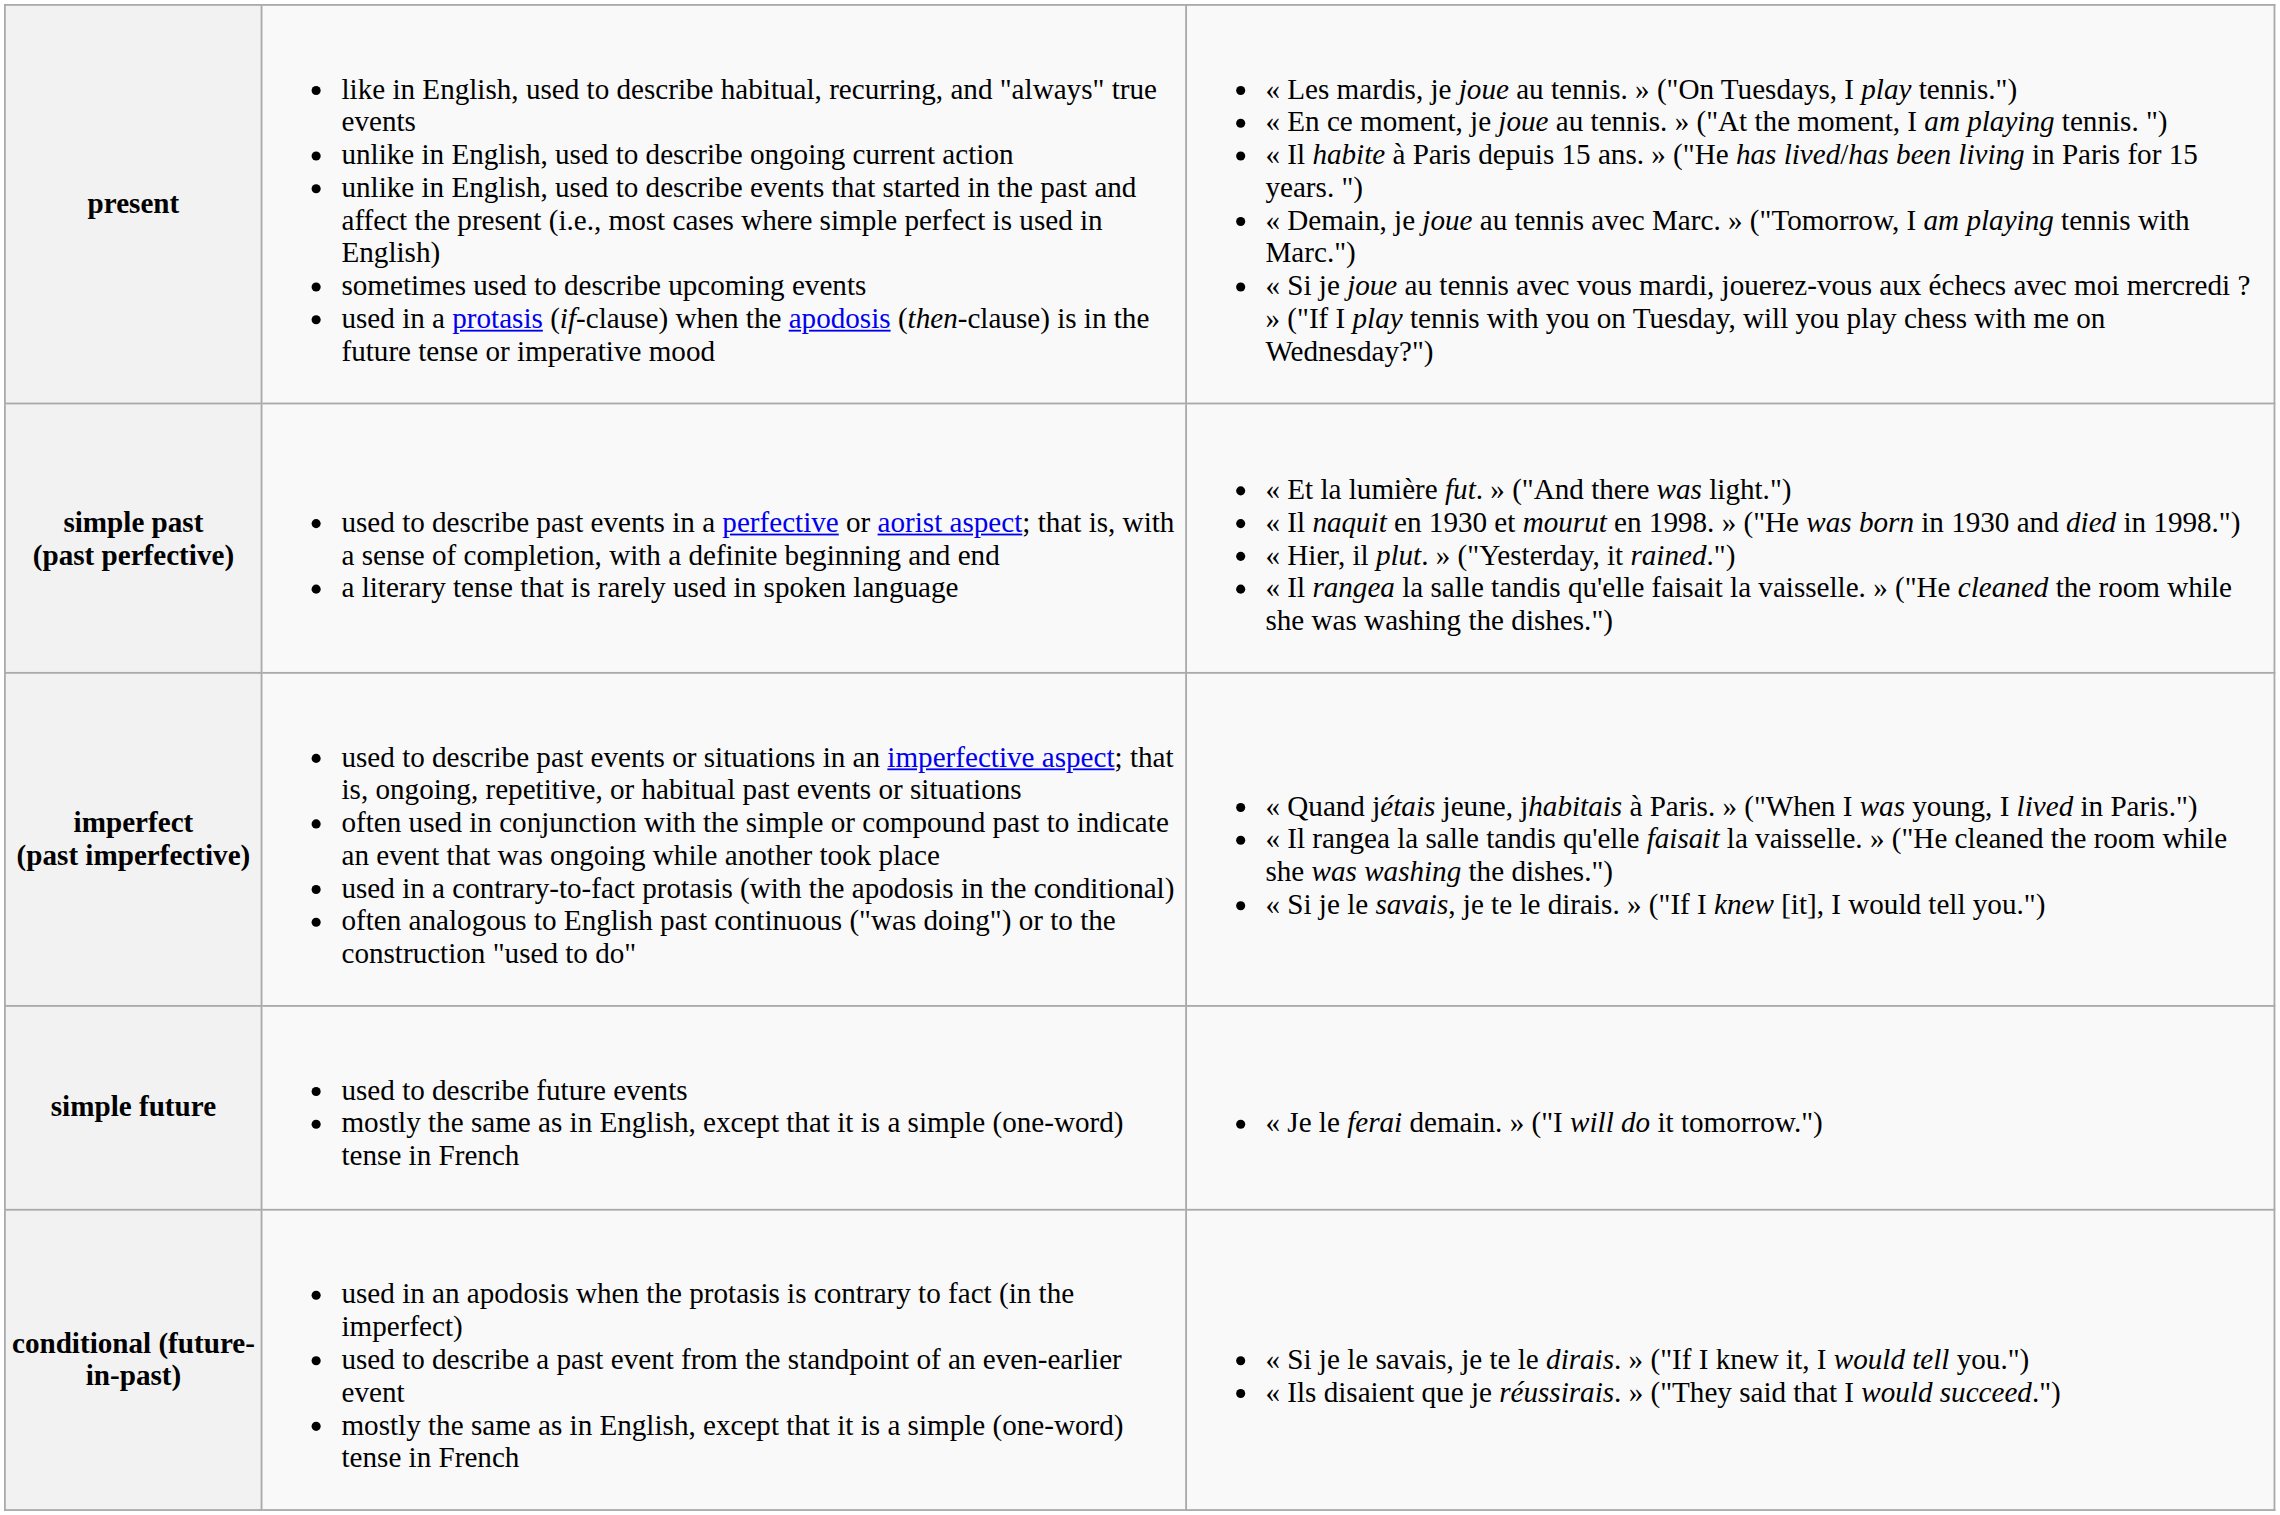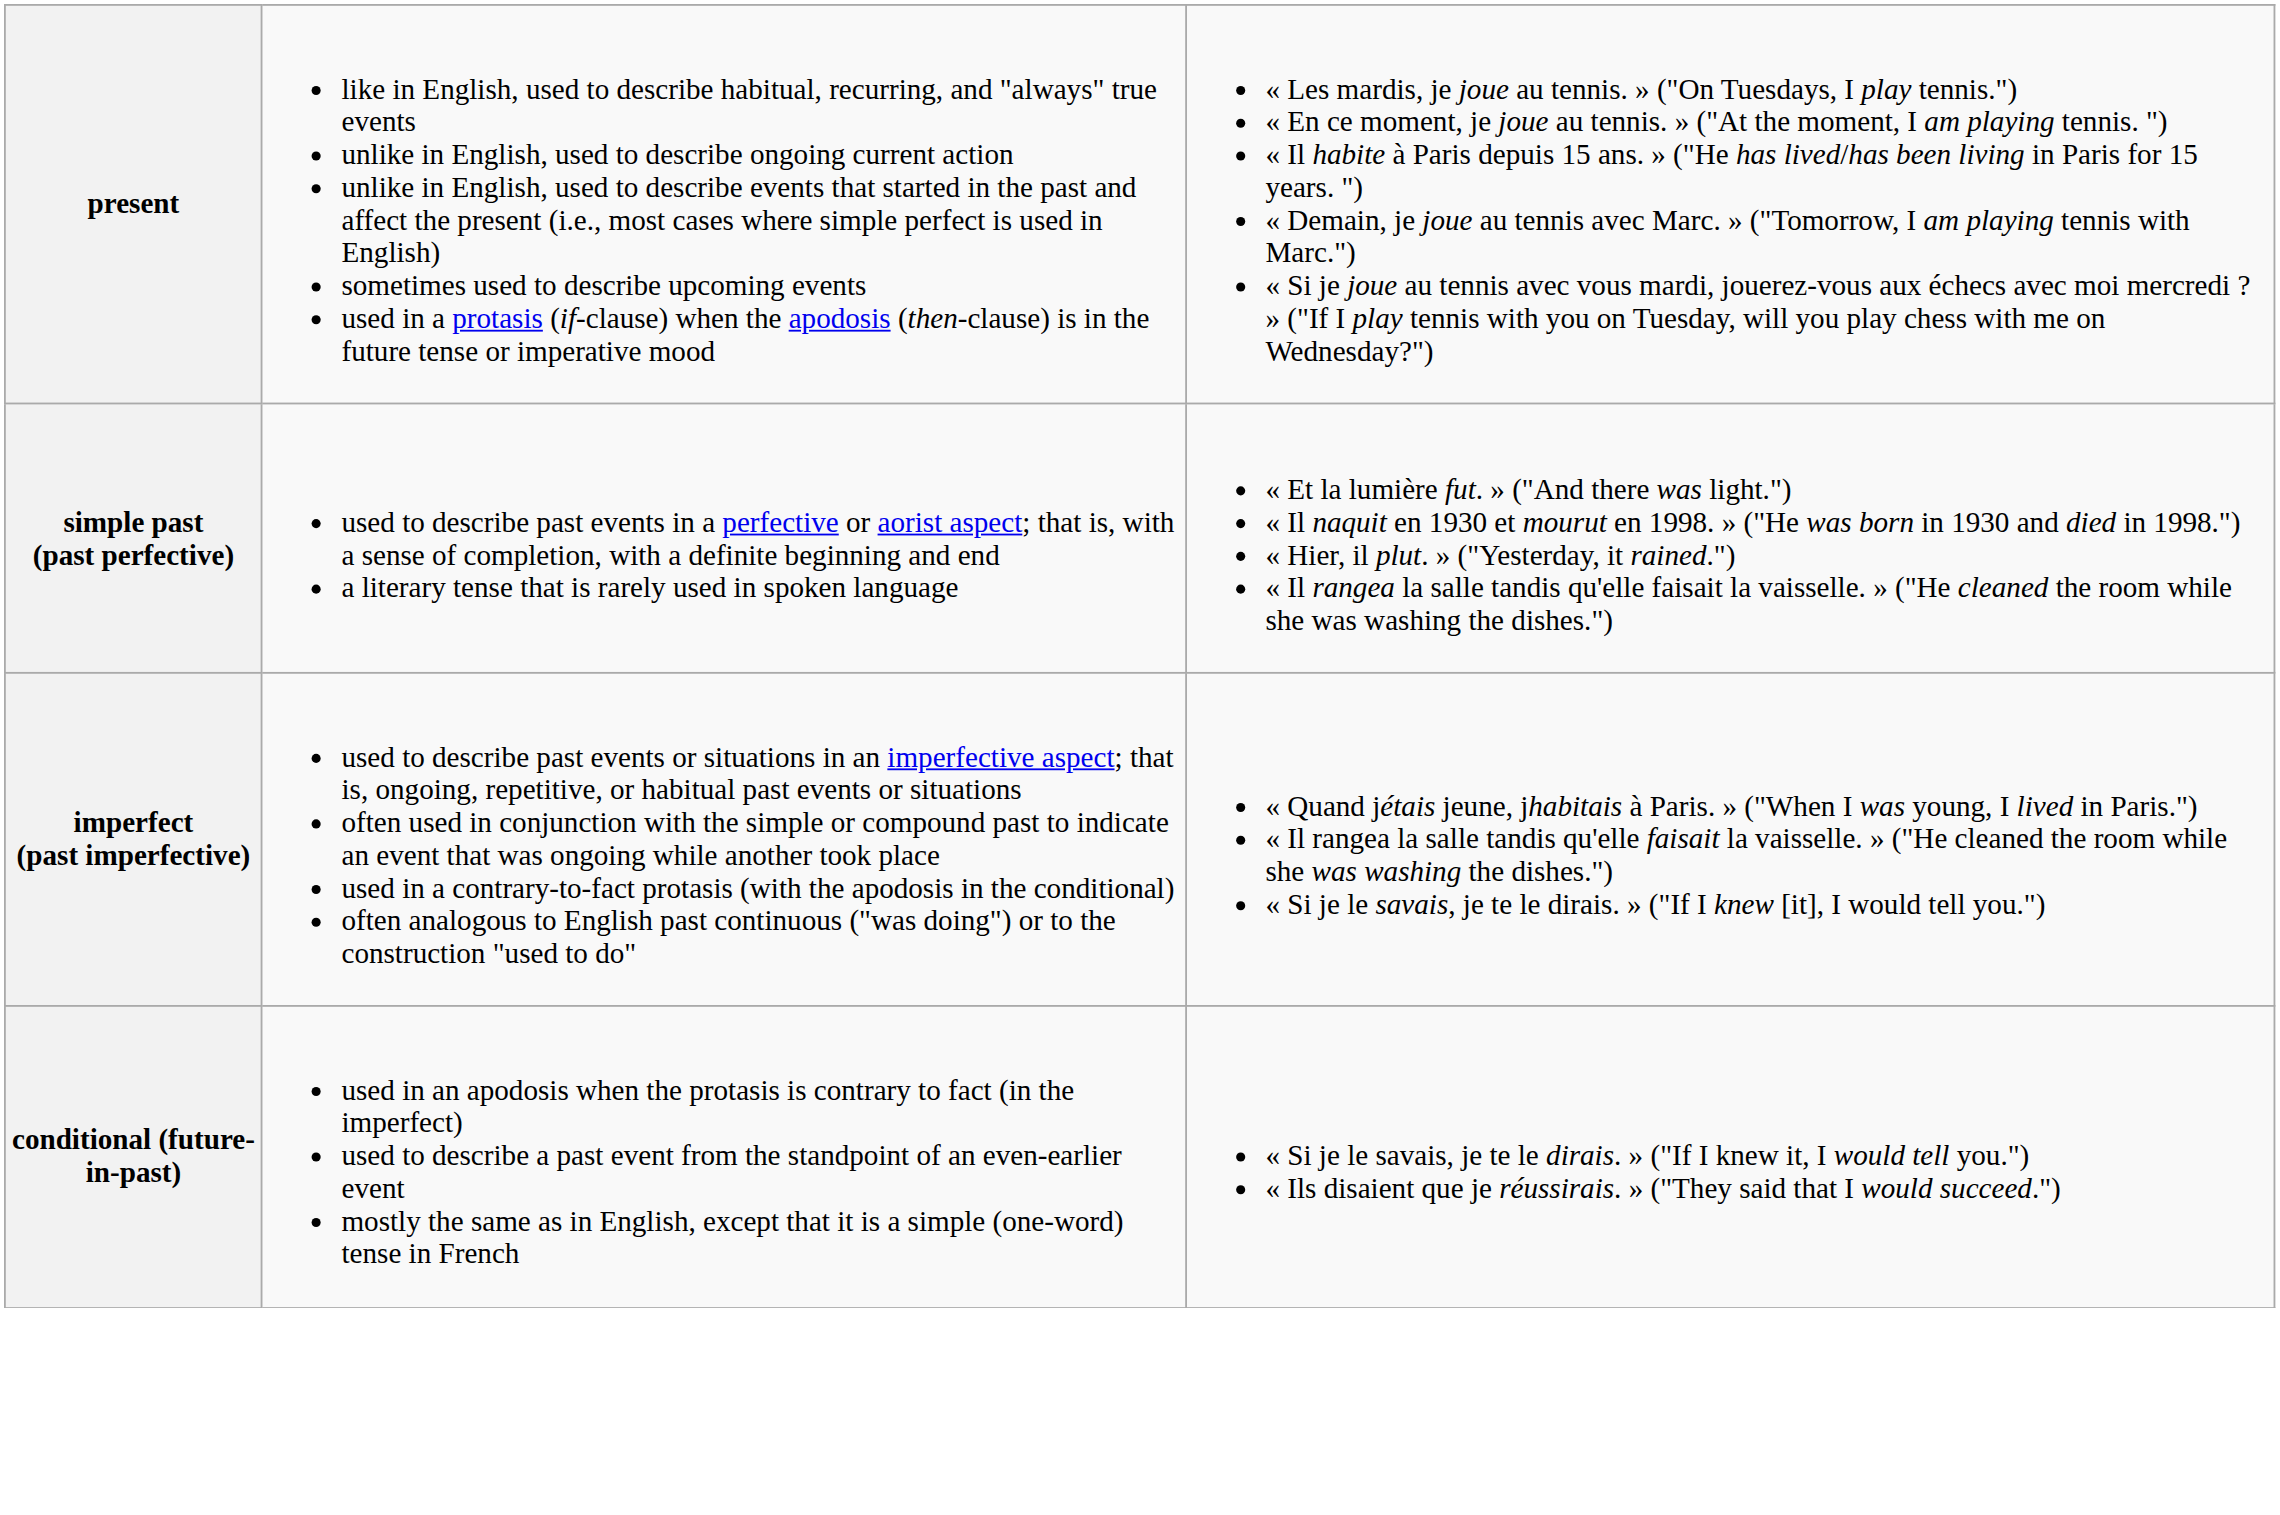- row: (133, 1107)
